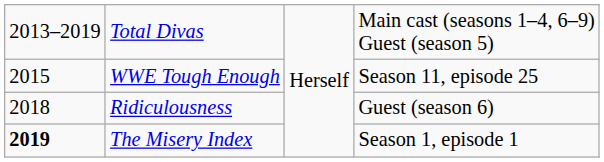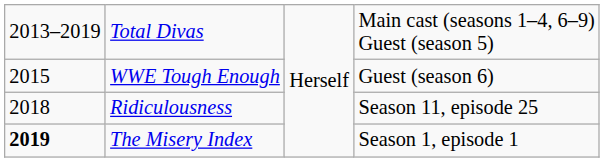(448, 75) Season 11, episode 25 -> (426, 75) Guest (season 6)
(426, 107) Guest (season 6) -> (448, 107) Season 11, episode 25
